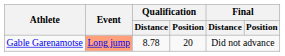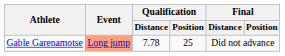(151, 43) 8.78 -> (151, 43) 7.78
(188, 43) 20 -> (188, 43) 25
